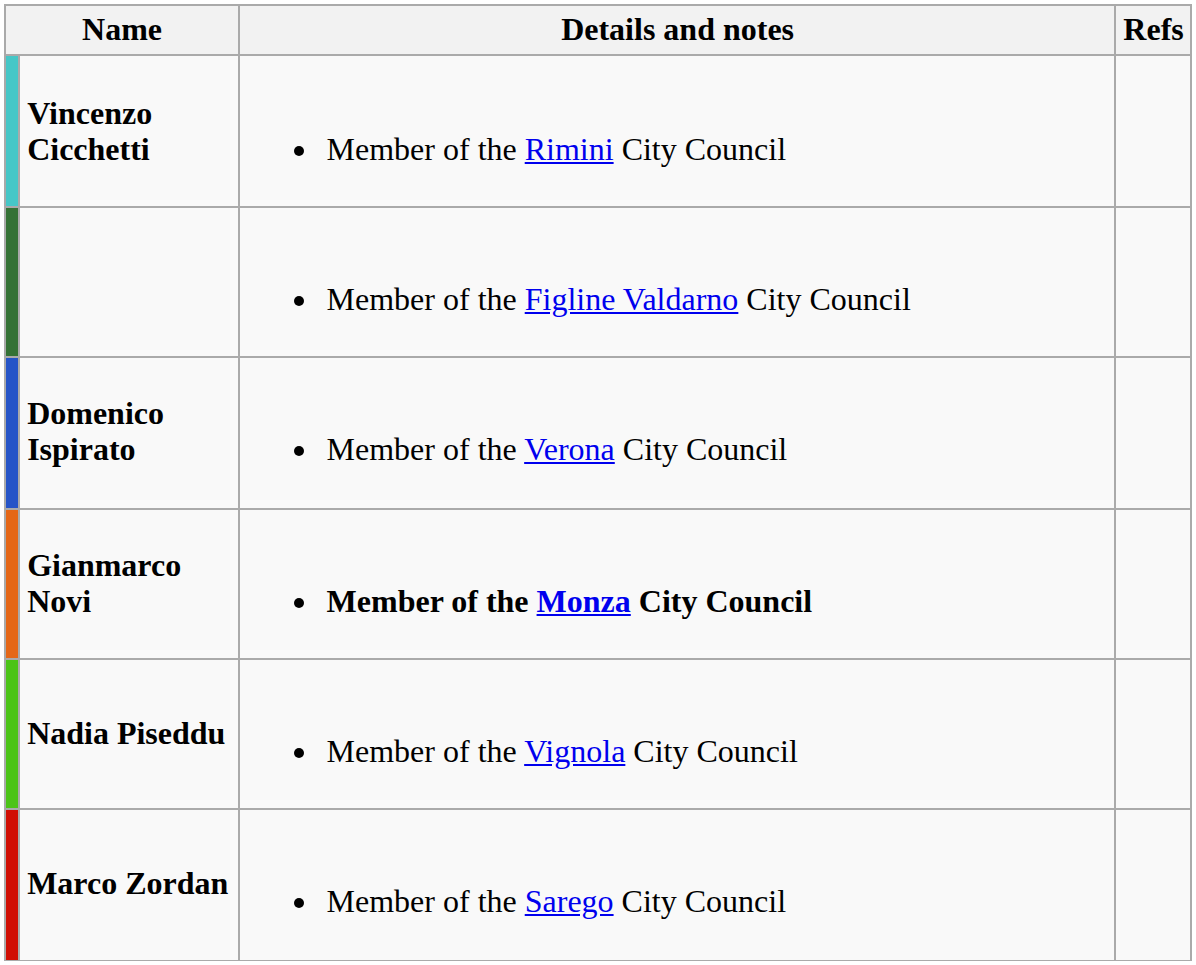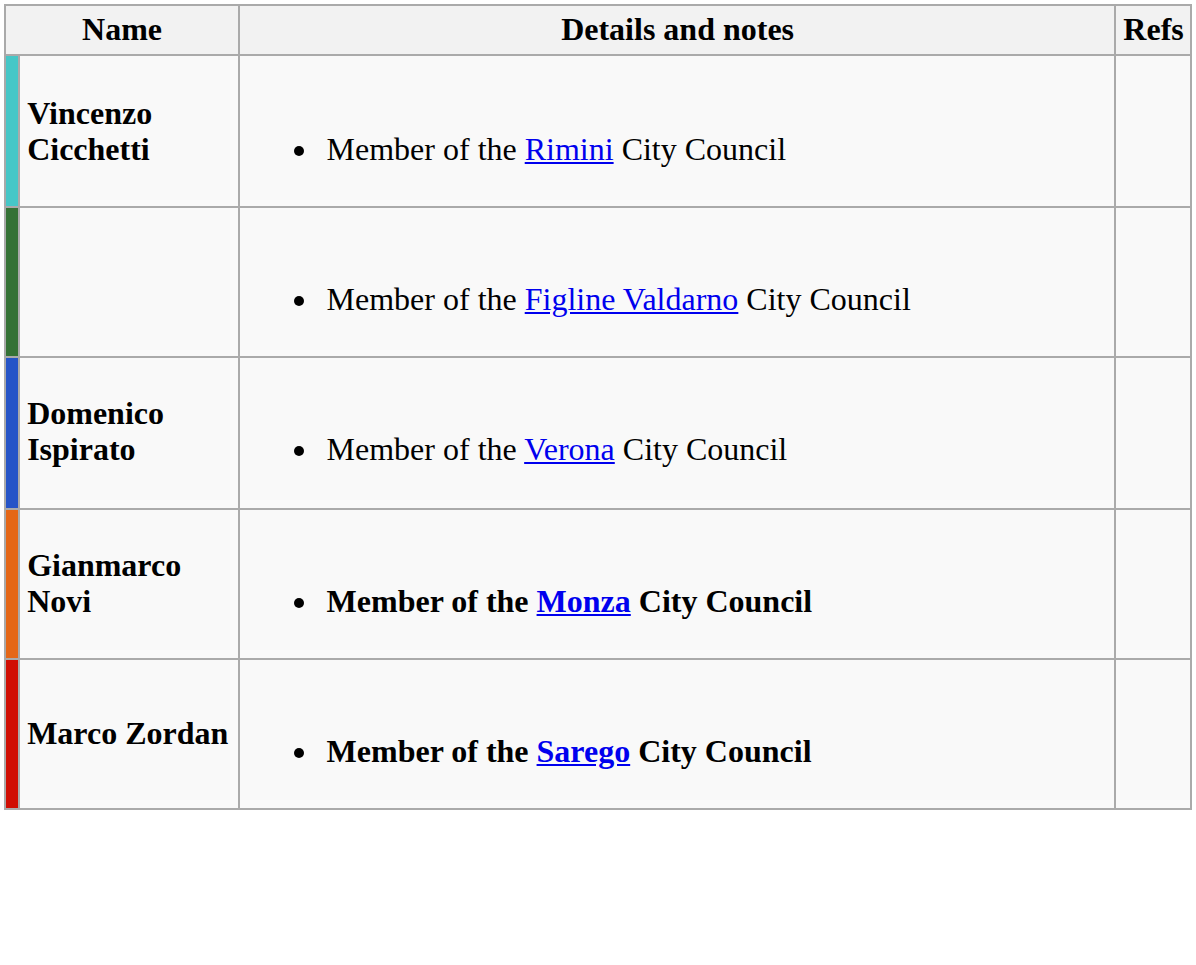- row: (126, 733)
(678, 903) normal -> (678, 752) bold
